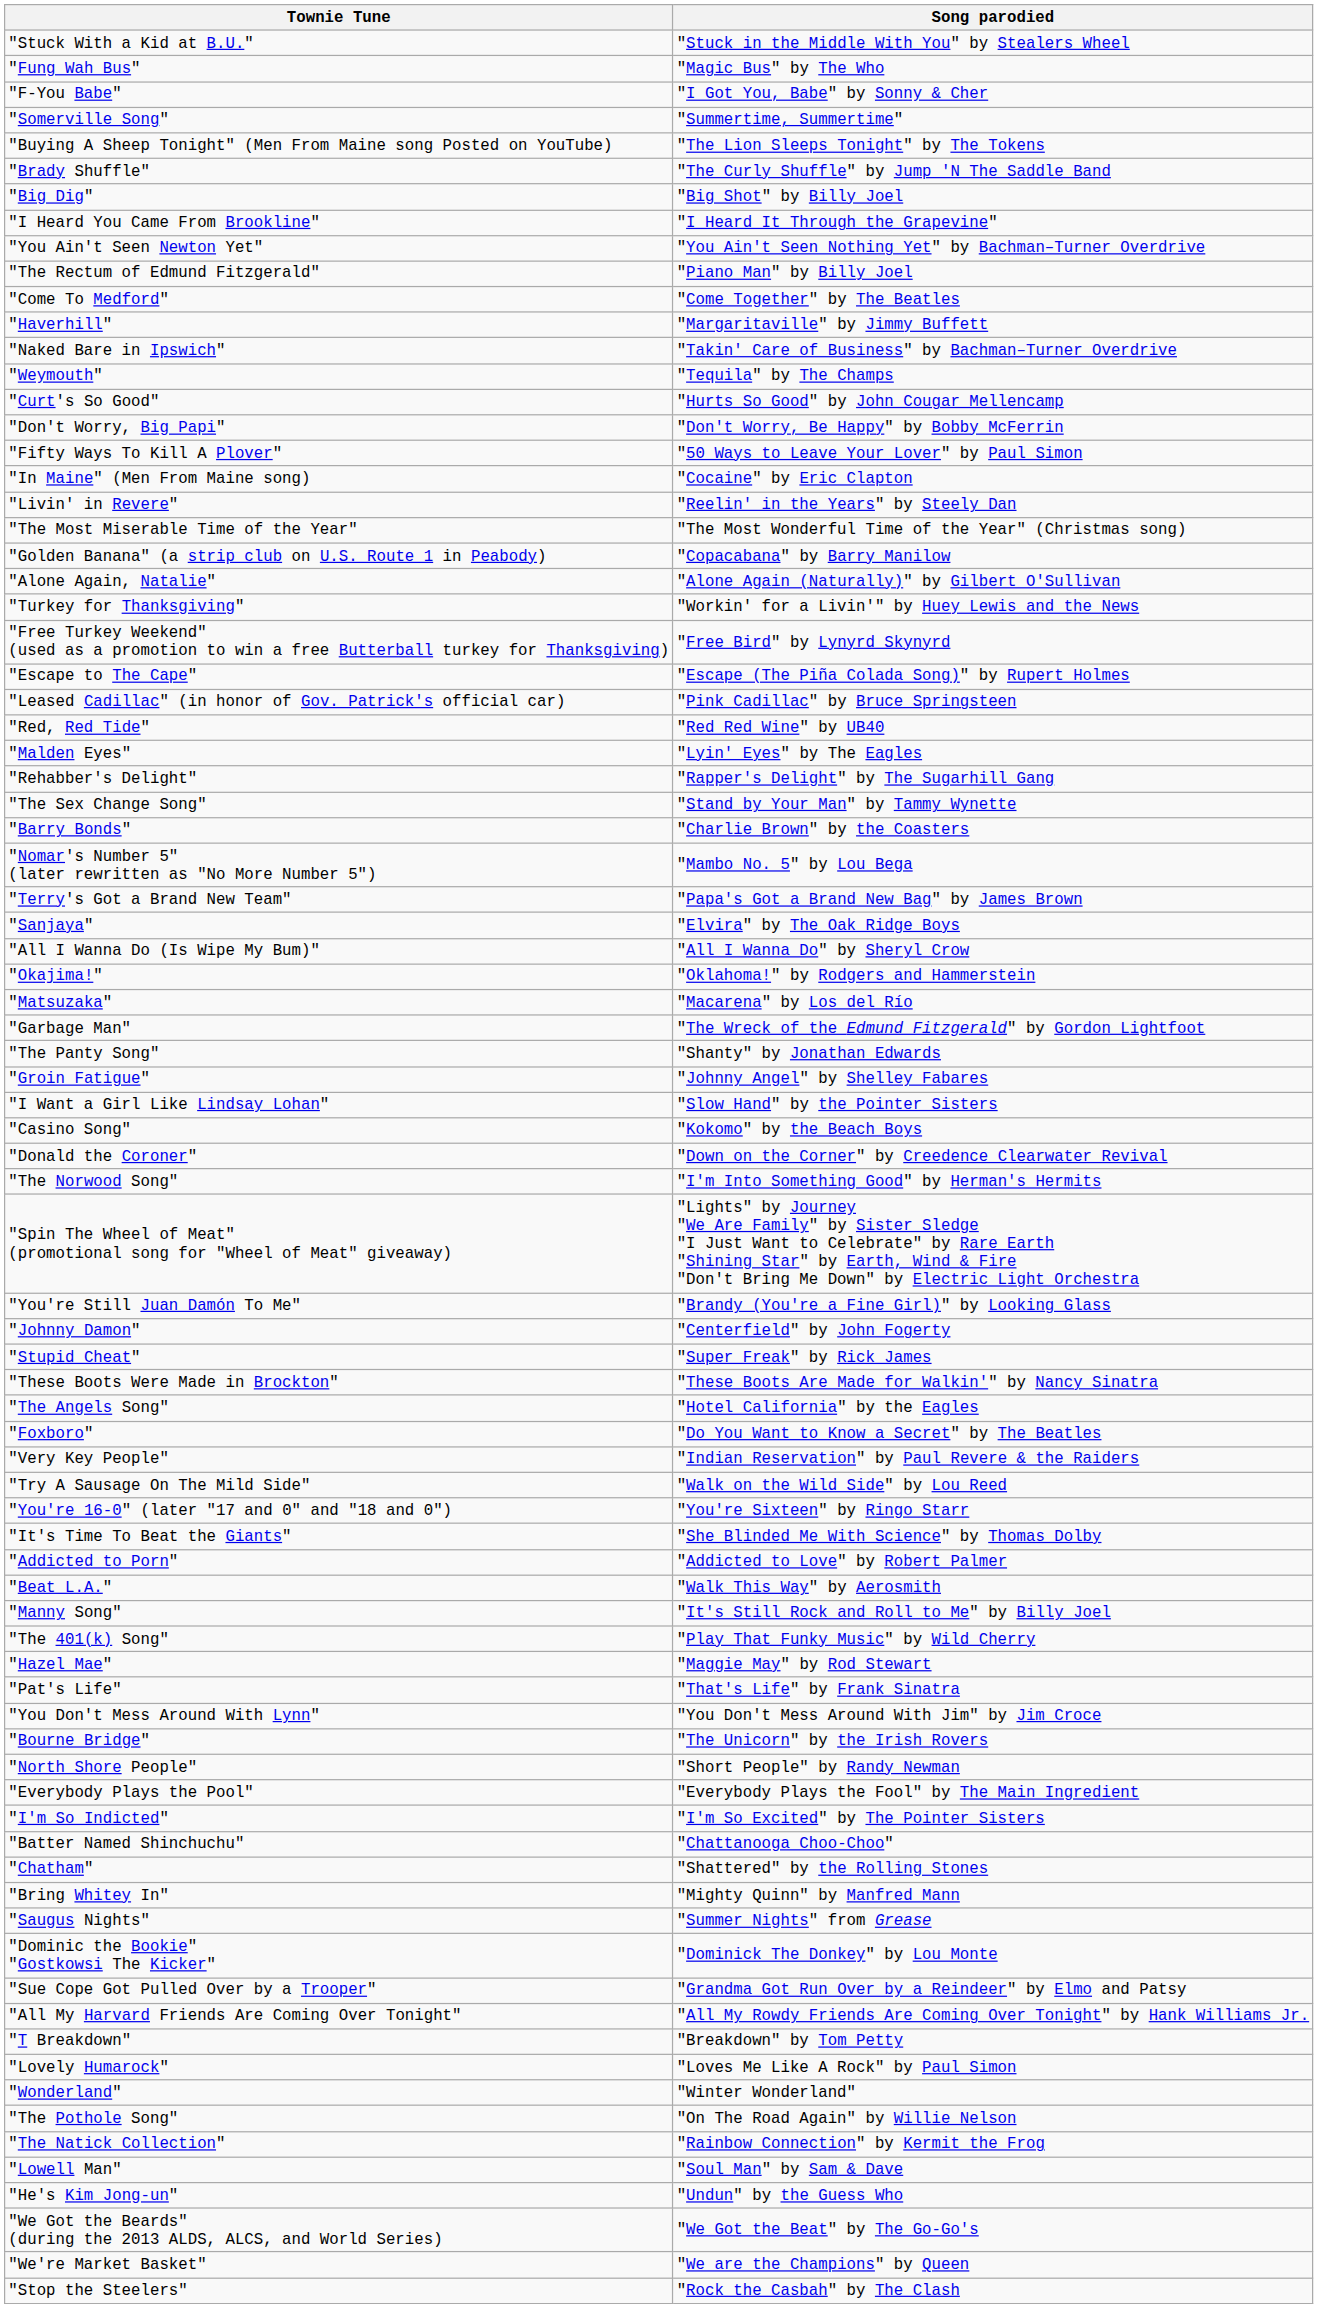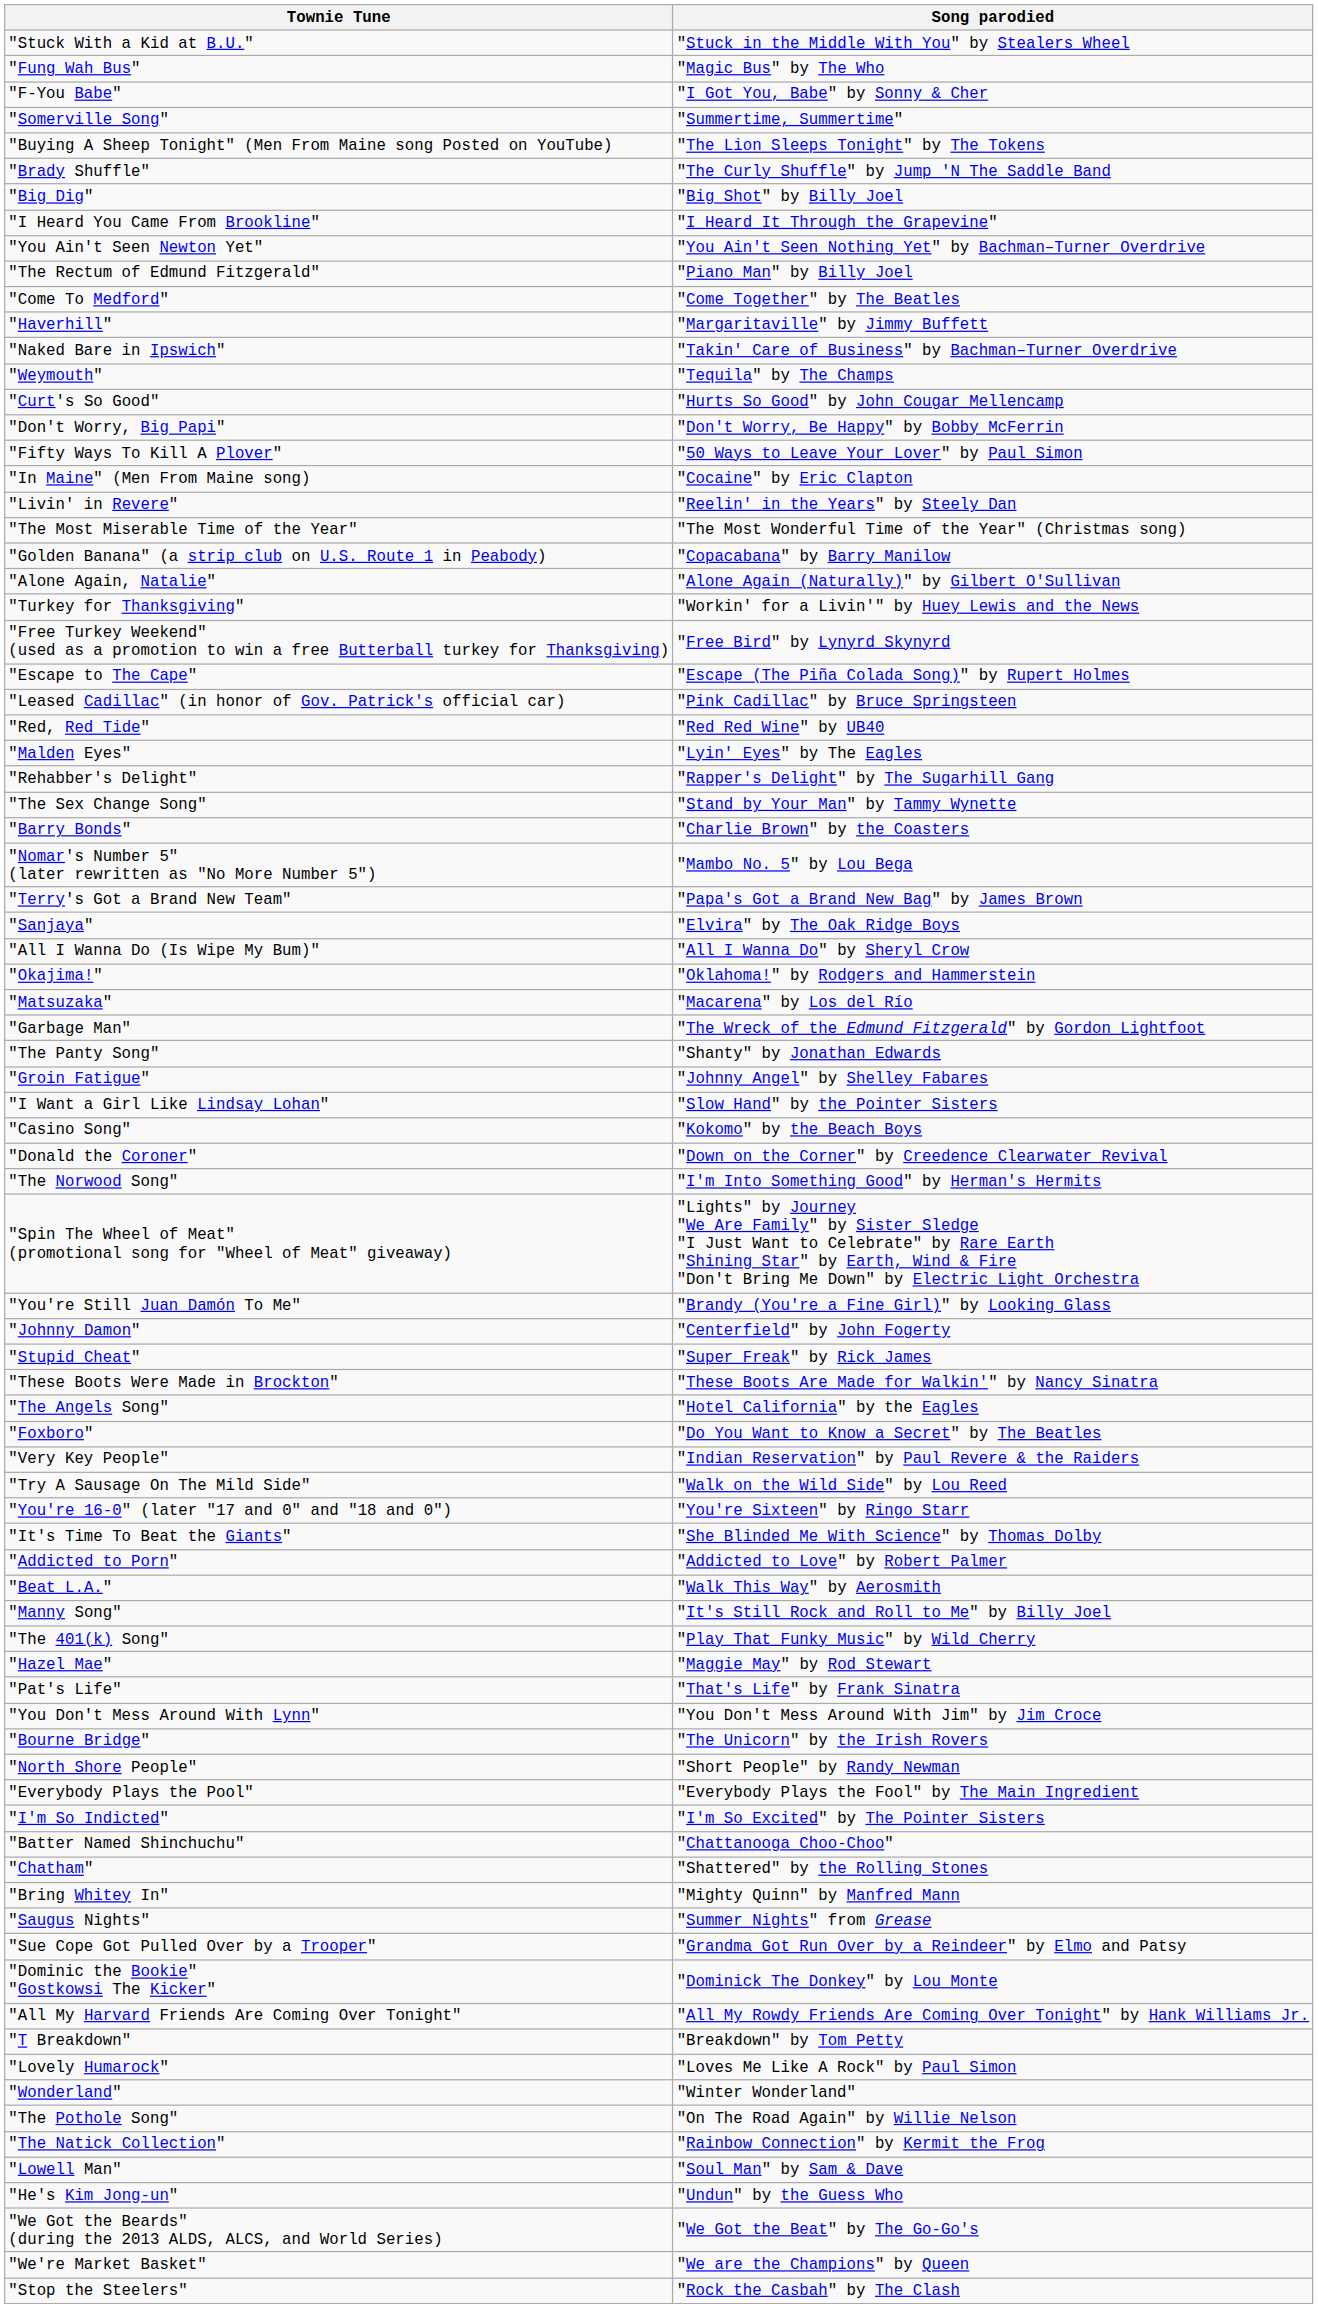rows swapped: (112, 1956) <-> (192, 1990)
